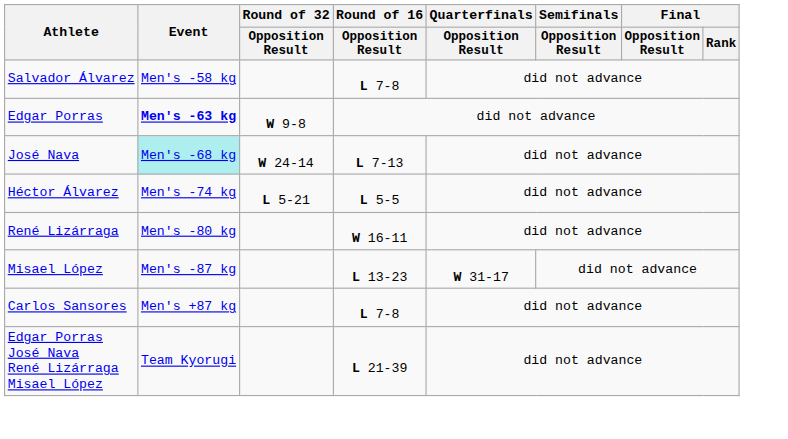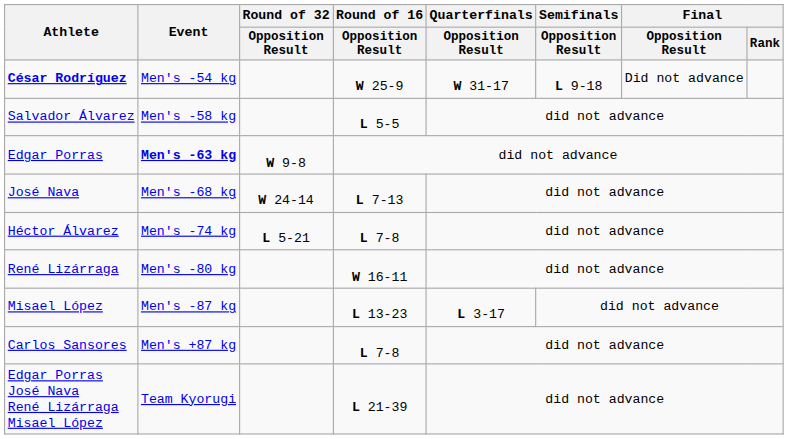+ row: (67, 79)
(380, 87) L 7-8 -> (380, 125) L 5-5
(189, 155) paleturquoise background -> (189, 193) no background
(380, 201) L 5-5 -> (380, 239) L 7-8
(481, 277) W 31-17 -> (481, 315) L 3-17
